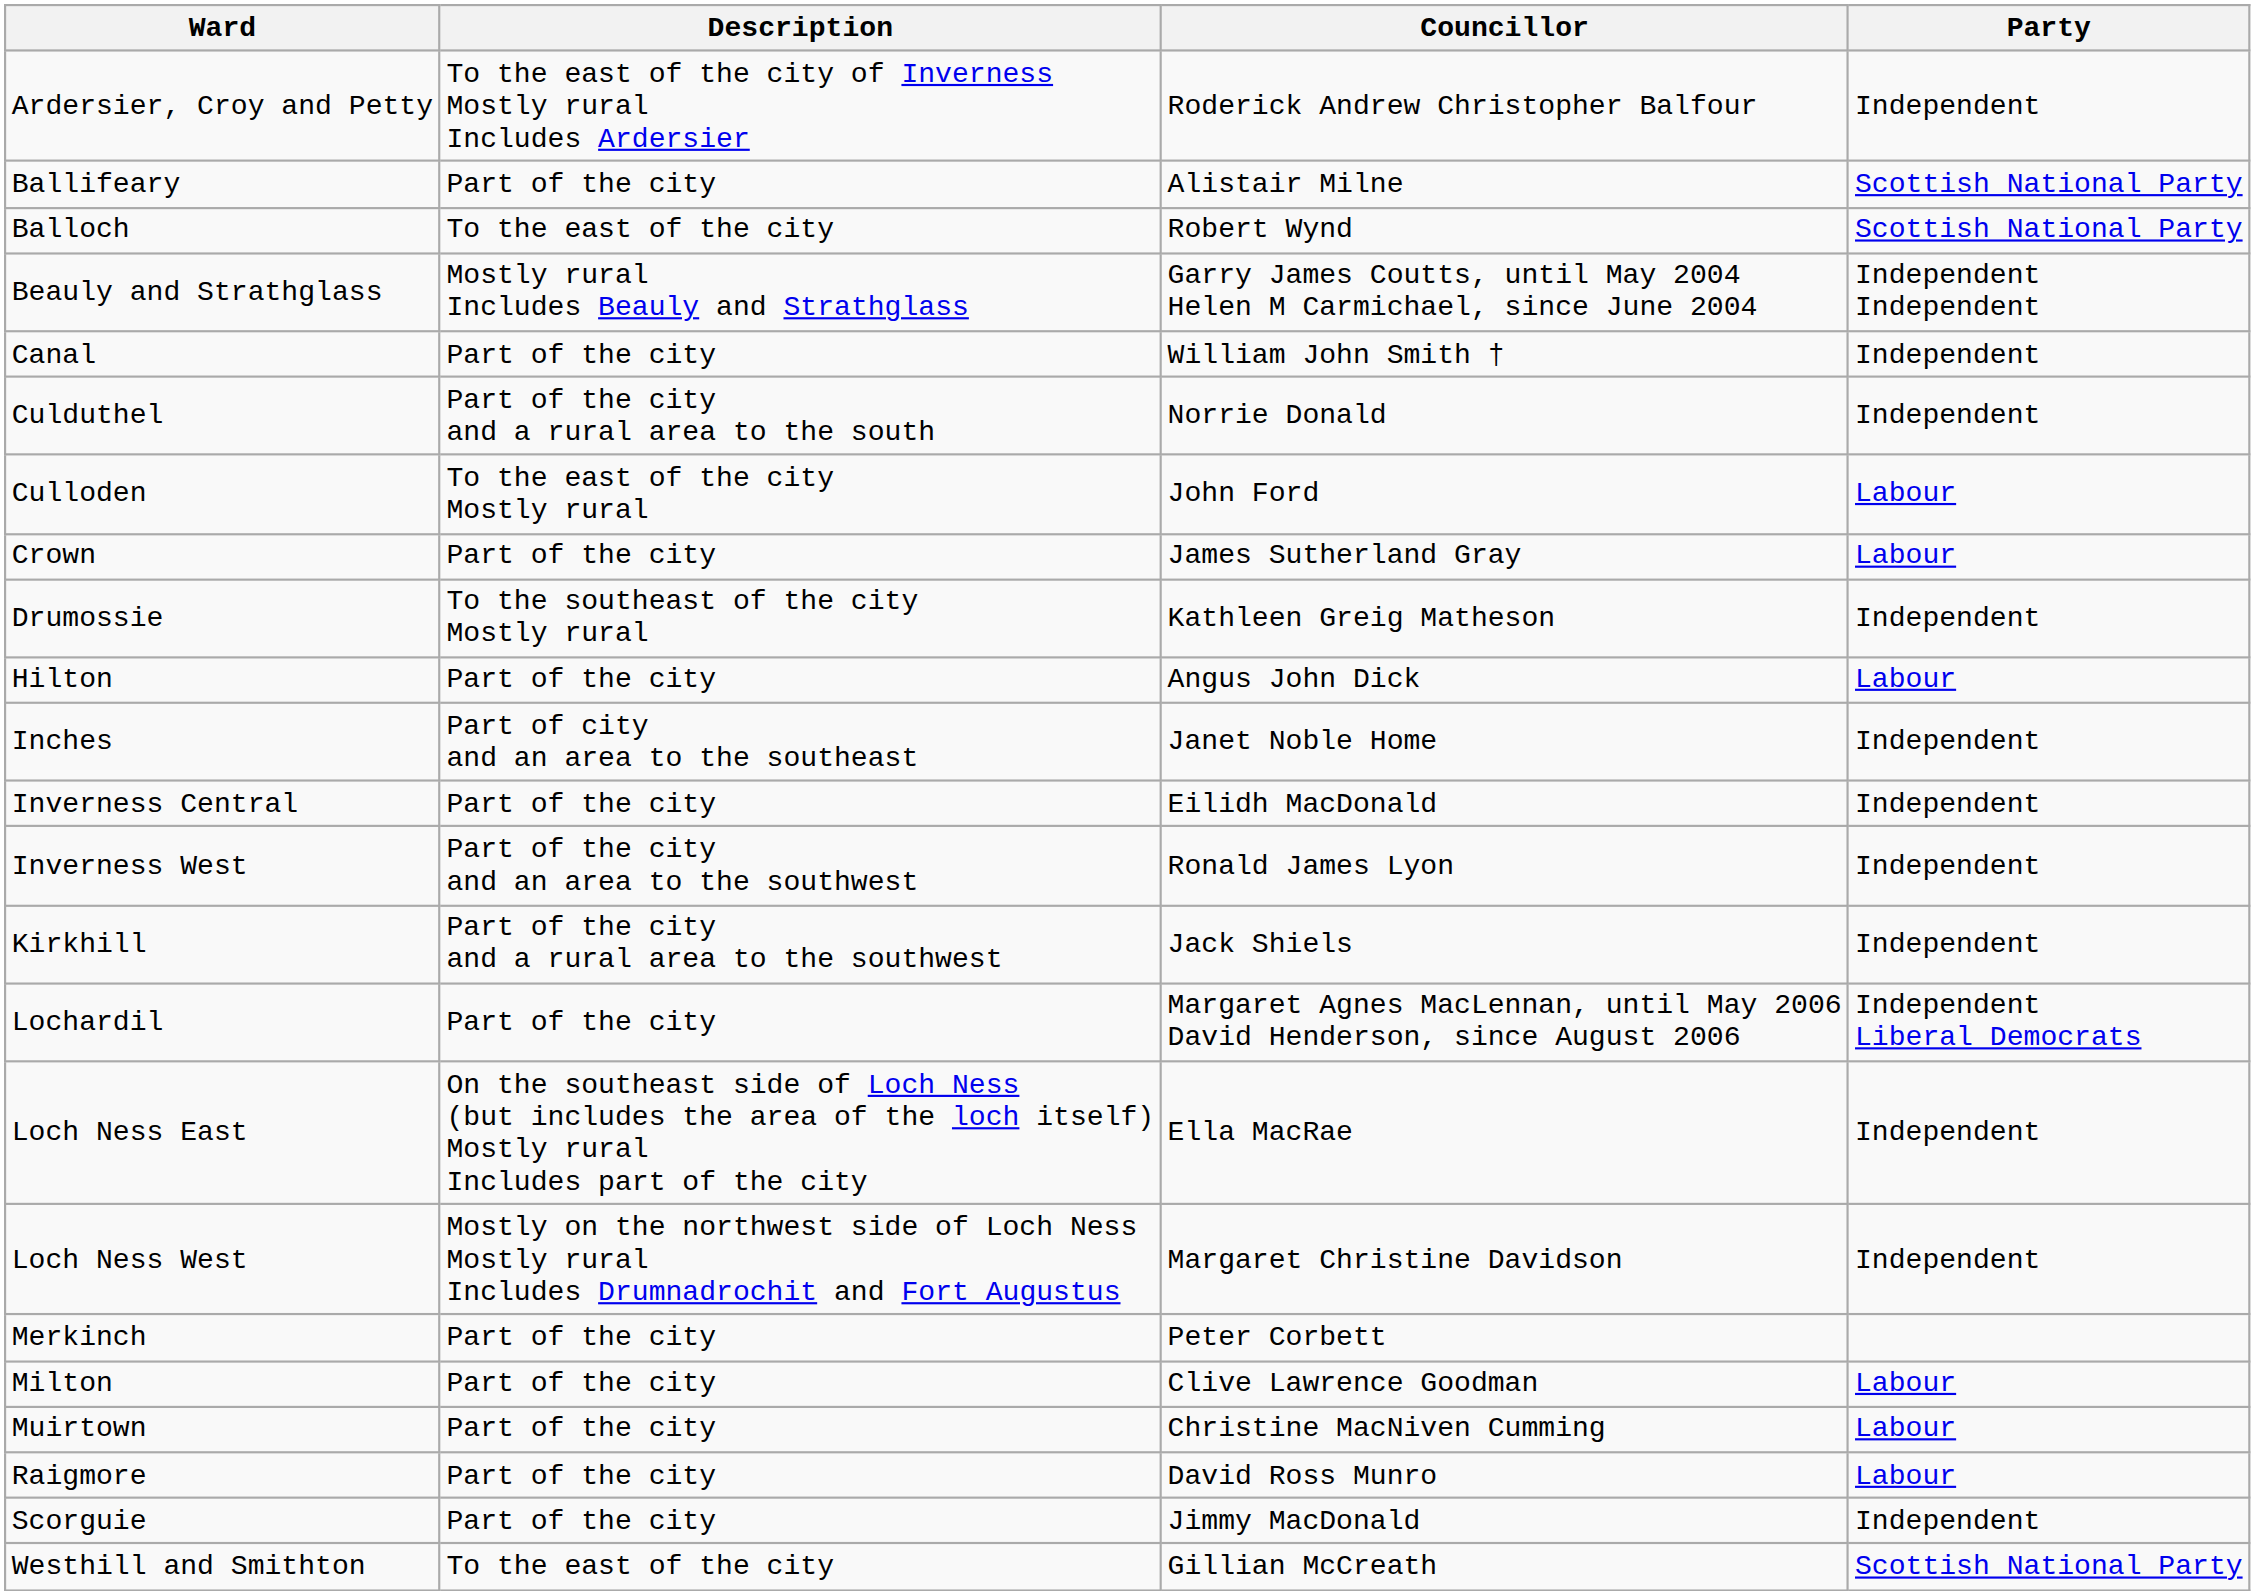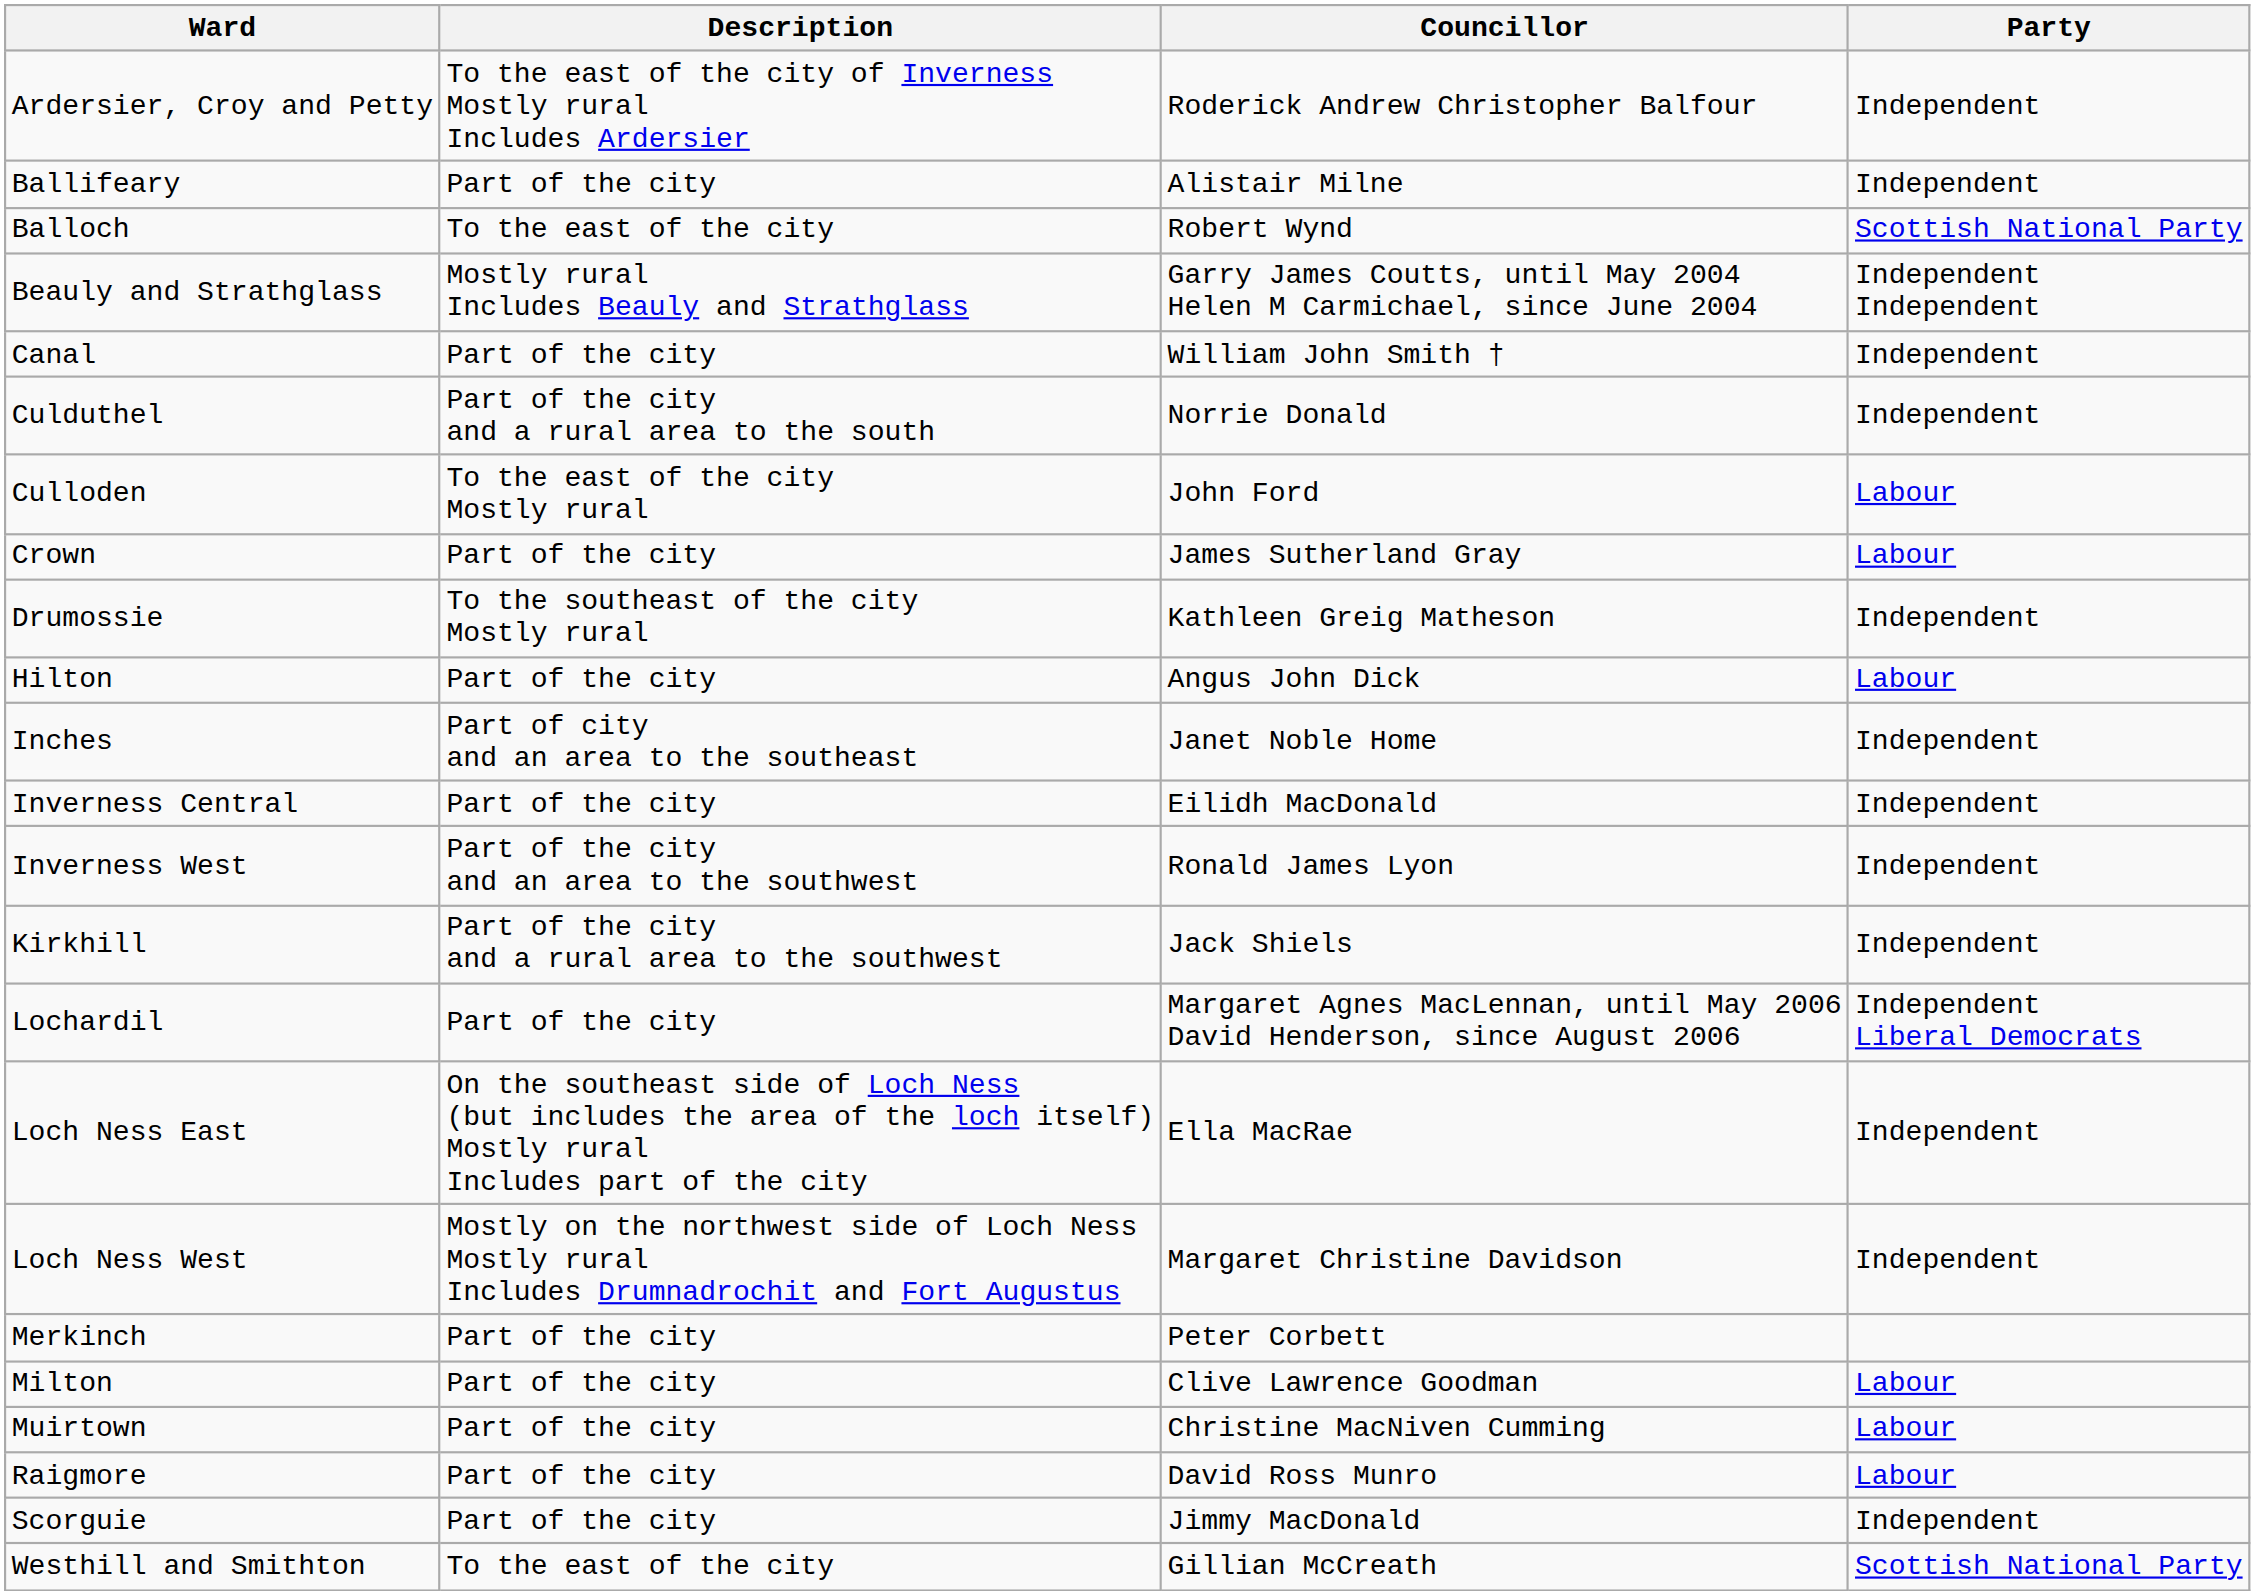(2049, 184) Scottish National Party -> (1948, 184) Independent
